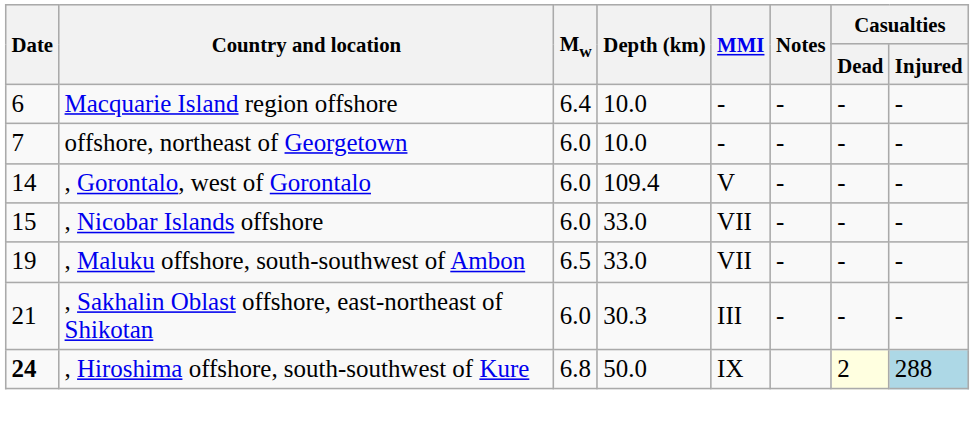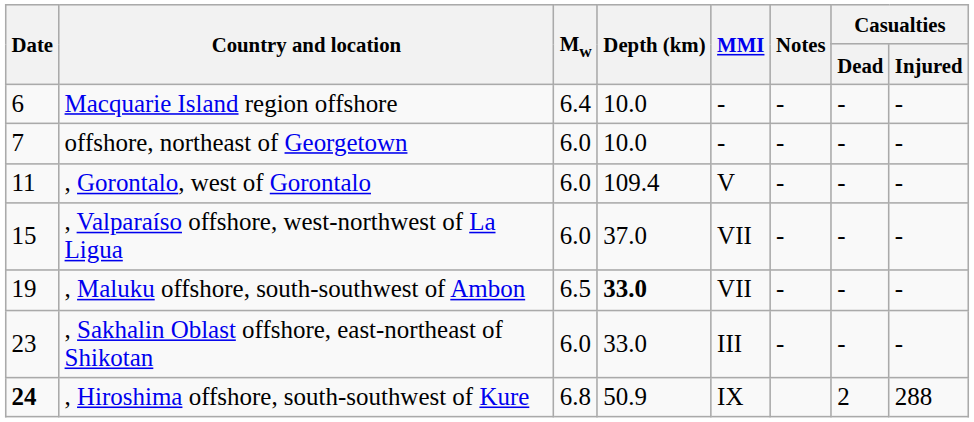(24, 182) 14 -> (24, 182) 11
- row: (194, 222)
+ row: (280, 236)
(625, 261) normal -> (625, 289) bold
(24, 315) 21 -> (24, 343) 23
(625, 315) 30.3 -> (625, 343) 33.0
(625, 369) 50.0 -> (625, 397) 50.9
(843, 369) lightyellow background -> (843, 397) no background
(914, 369) lightblue background -> (914, 397) no background
